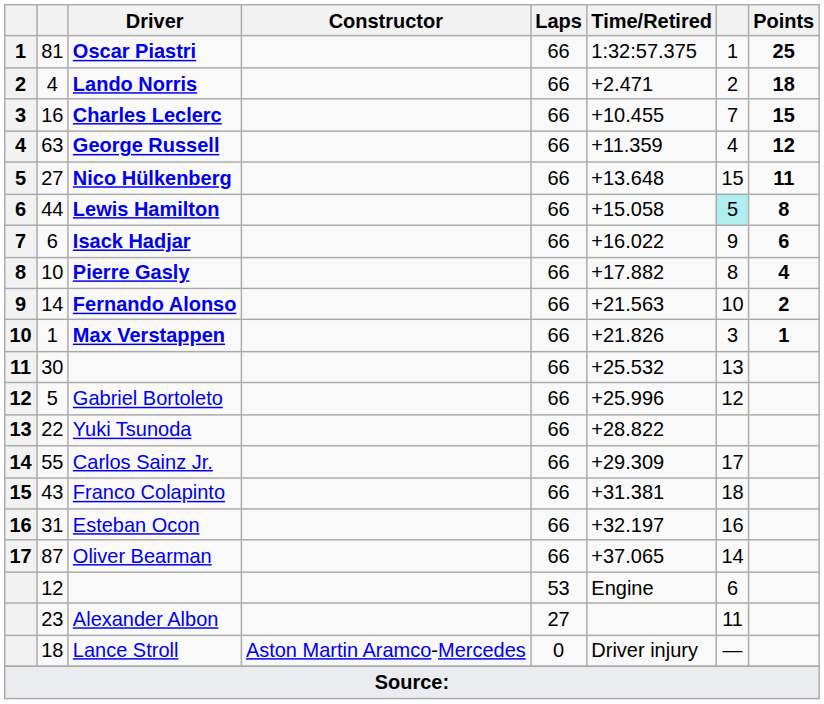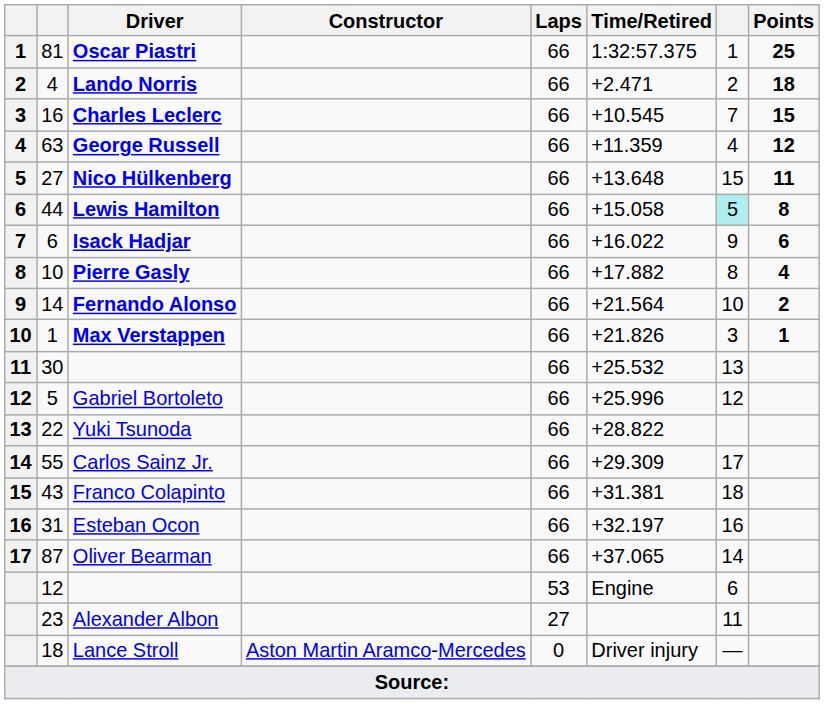(628, 115) +10.455 -> (628, 115) +10.545
(628, 304) +21.563 -> (628, 304) +21.564
